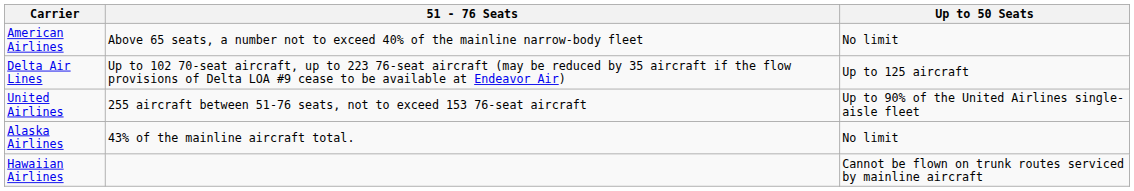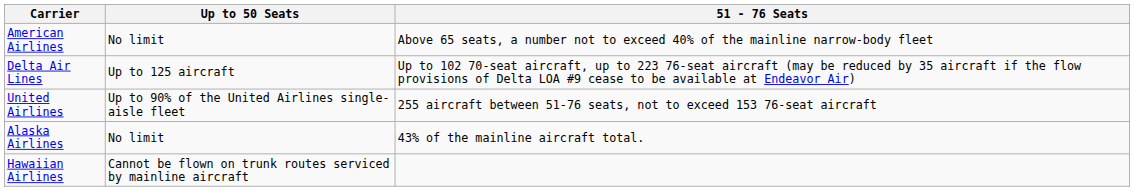columns swapped: (984, 14) <-> (472, 14)
